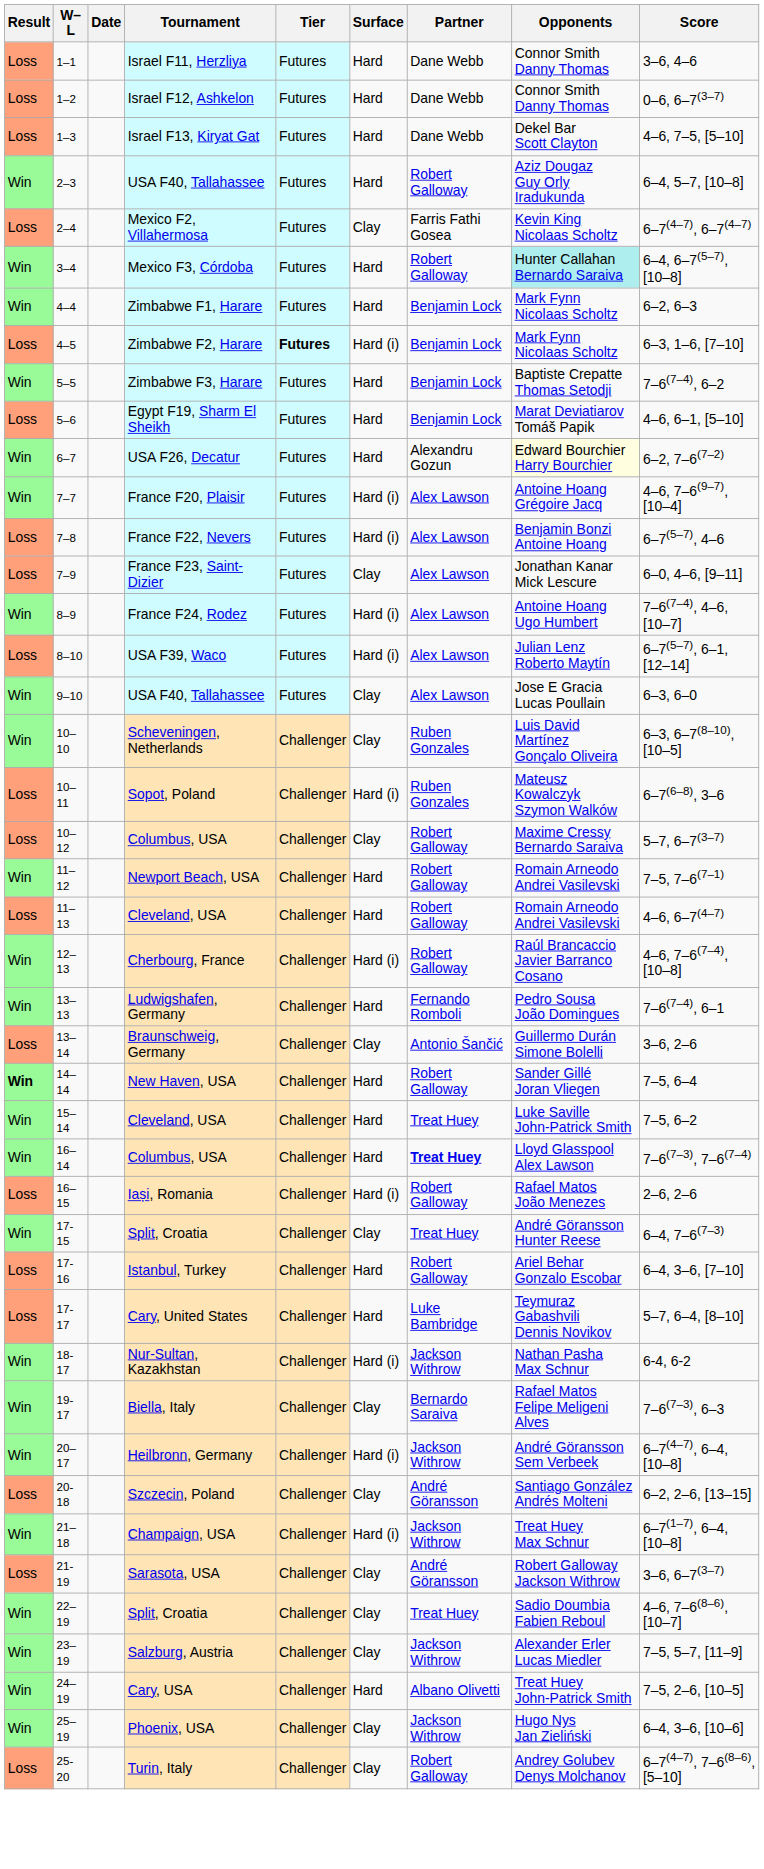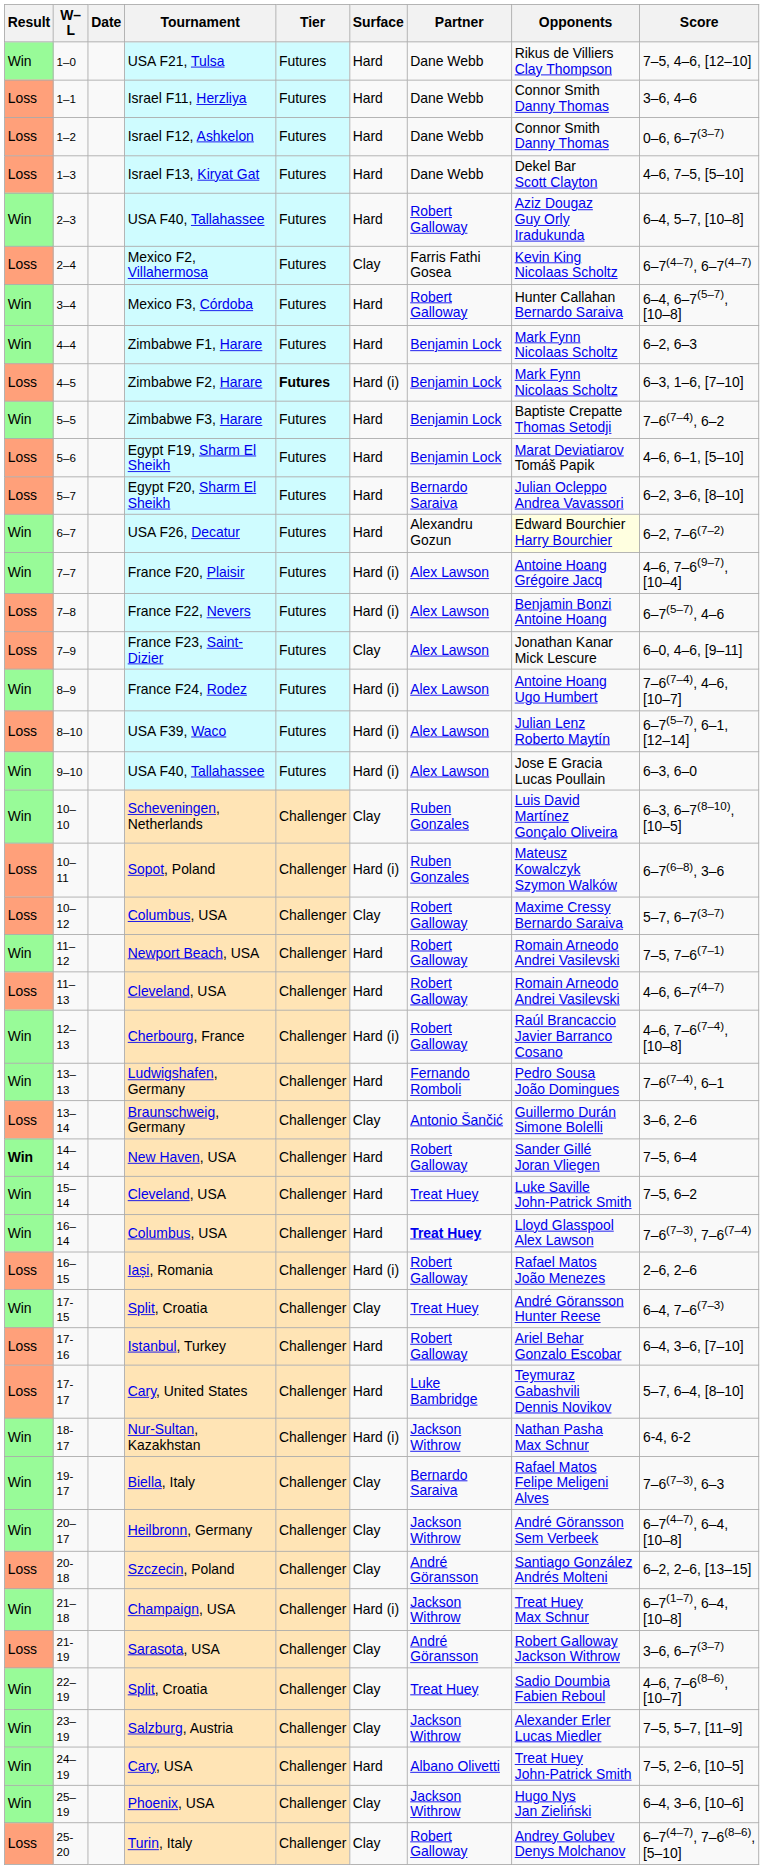+ row: (66, 61)
(569, 267) paleturquoise background -> (569, 305) no background
+ row: (66, 496)
(367, 695) Clay -> (376, 771) Hard (i)
(376, 1455) Hard (i) -> (367, 1530) Clay
